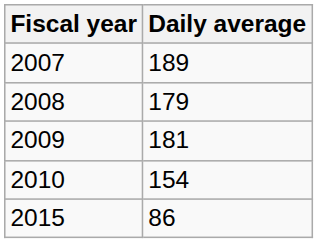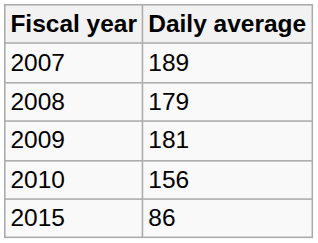(169, 179) 154 -> (169, 179) 156
